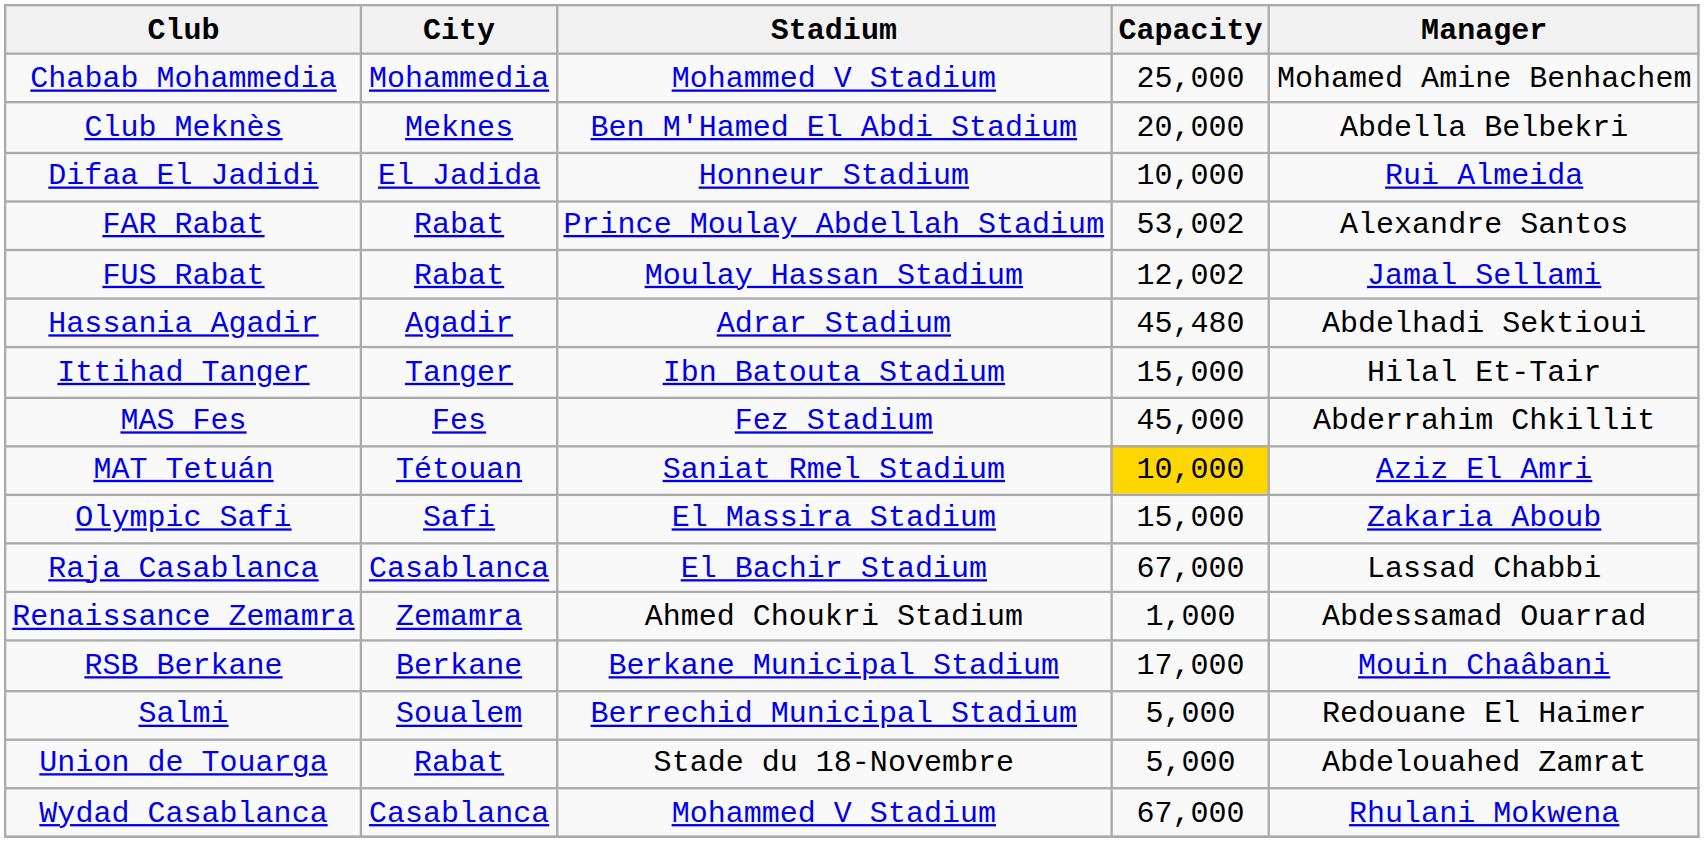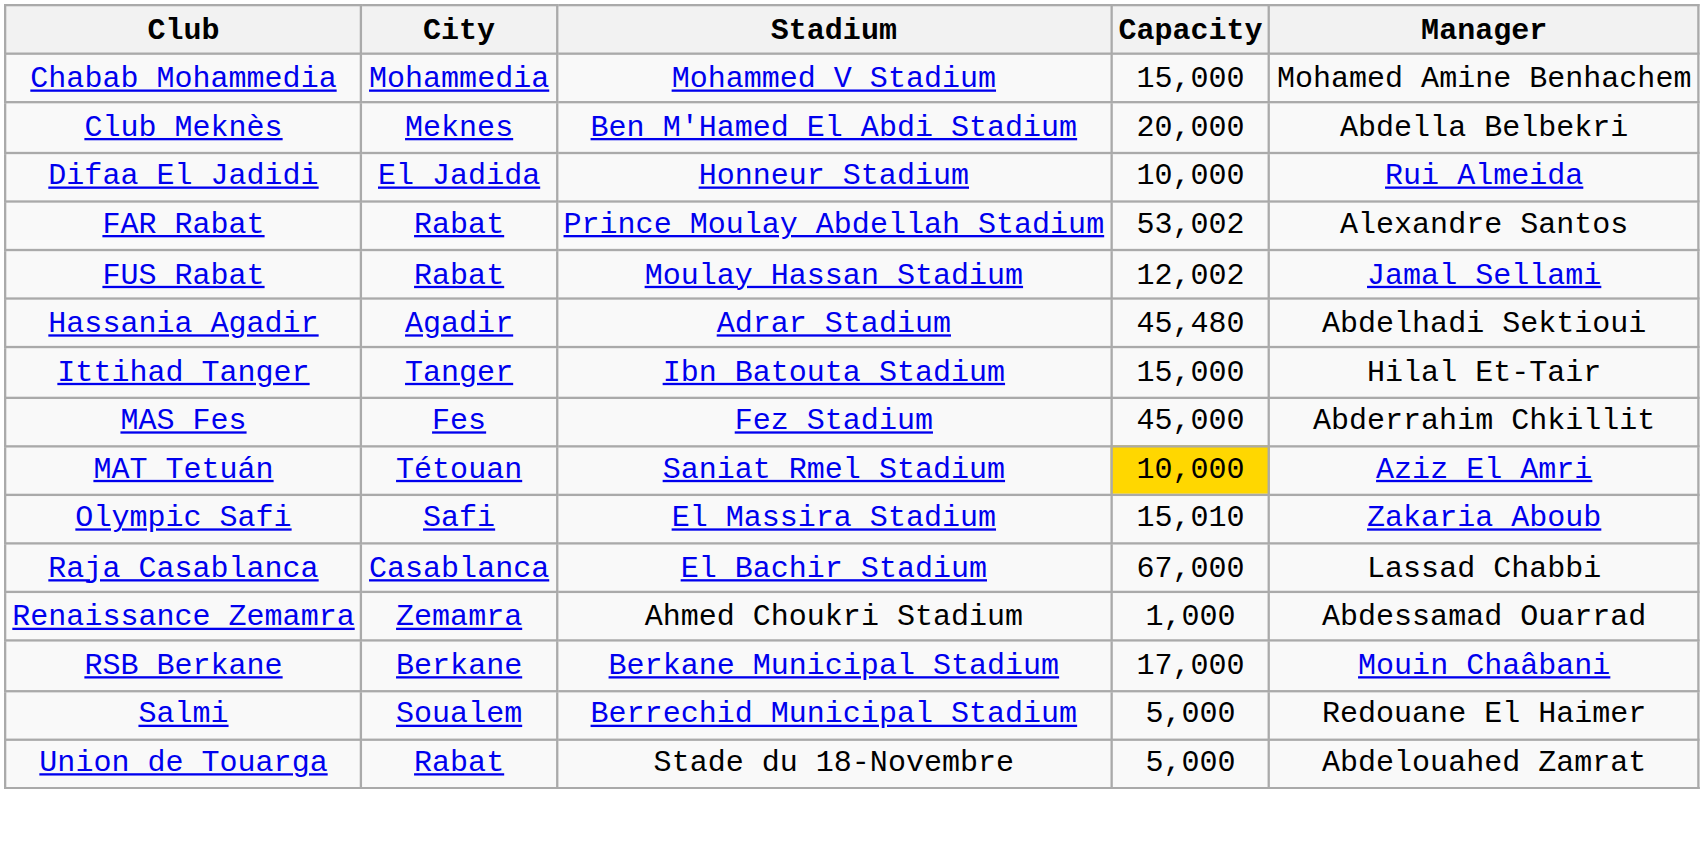(1191, 79) 25,000 -> (1191, 79) 15,000
(1191, 519) 15,000 -> (1191, 519) 15,010
- row: (184, 813)
